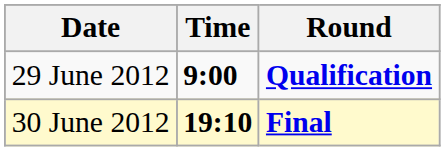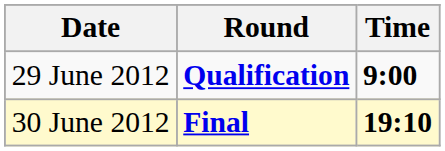columns swapped: (218, 27) <-> (349, 27)
